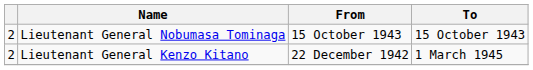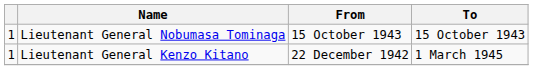(11, 34) 2 -> (11, 34) 1
(11, 54) 2 -> (11, 54) 1
